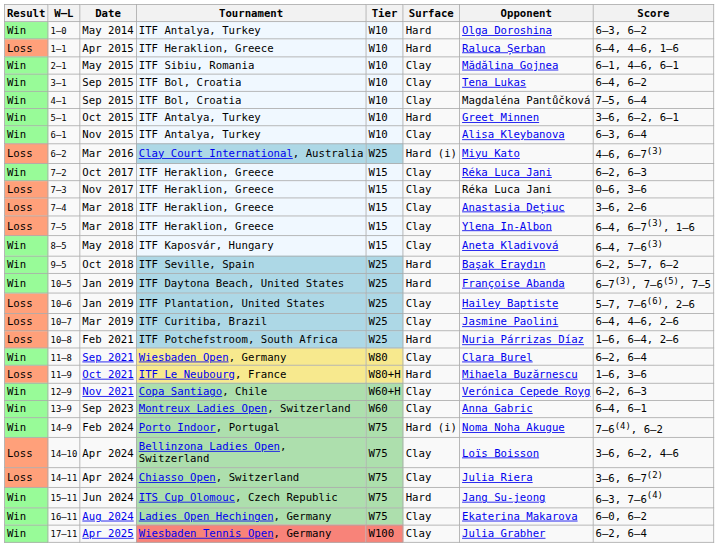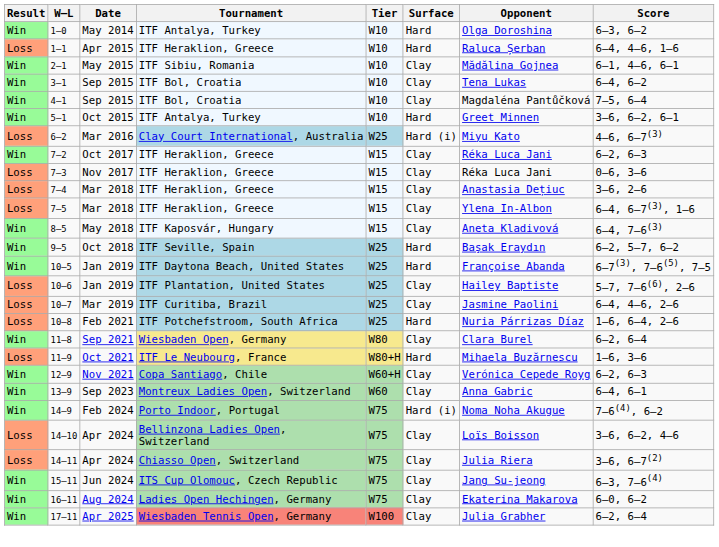- row: (59, 136)
(418, 498) Hard -> (418, 480) Clay
